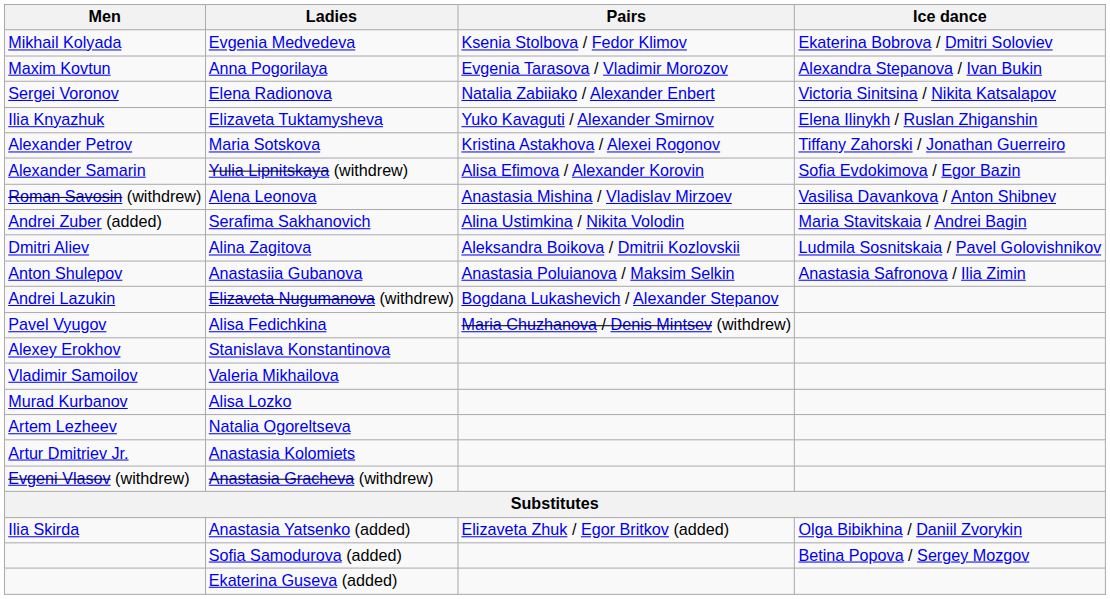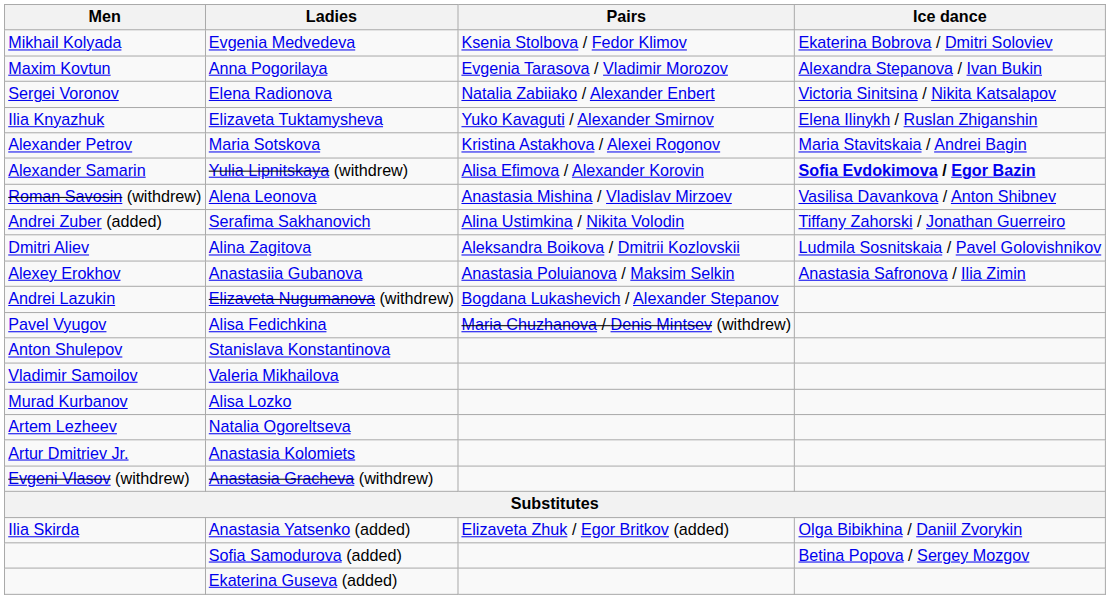(932, 145) Tiffany Zahorski / Jonathan Guerreiro -> (913, 145) Maria Stavitskaia / Andrei Bagin
(909, 171) normal -> (917, 171) bold
(913, 222) Maria Stavitskaia / Andrei Bagin -> (932, 222) Tiffany Zahorski / Jonathan Guerreiro
(65, 273) Anton Shulepov -> (64, 273) Alexey Erokhov
(64, 350) Alexey Erokhov -> (65, 350) Anton Shulepov
